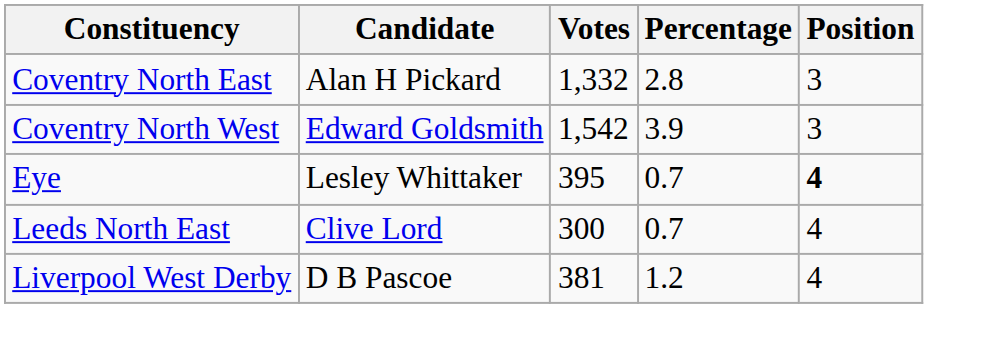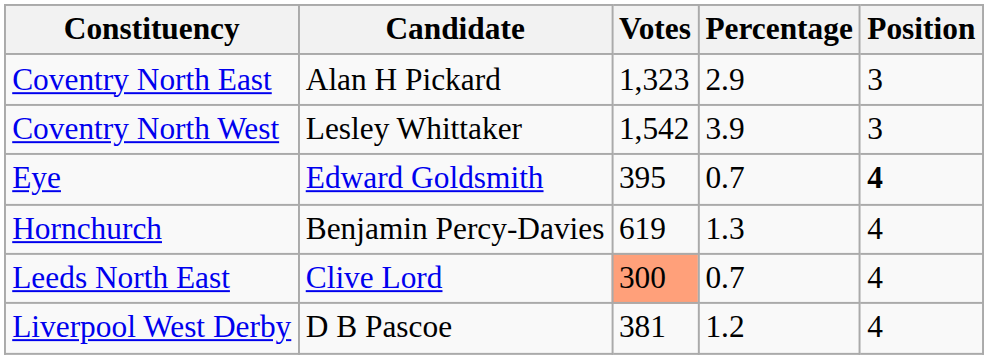(593, 79) 1,332 -> (654, 79) 1,323
(664, 79) 2.8 -> (725, 79) 2.9
(425, 128) Edward Goldsmith -> (414, 128) Lesley Whittaker
(414, 178) Lesley Whittaker -> (425, 178) Edward Goldsmith
+ row: (87, 228)
(582, 228) no background -> (642, 278) lightsalmon background
